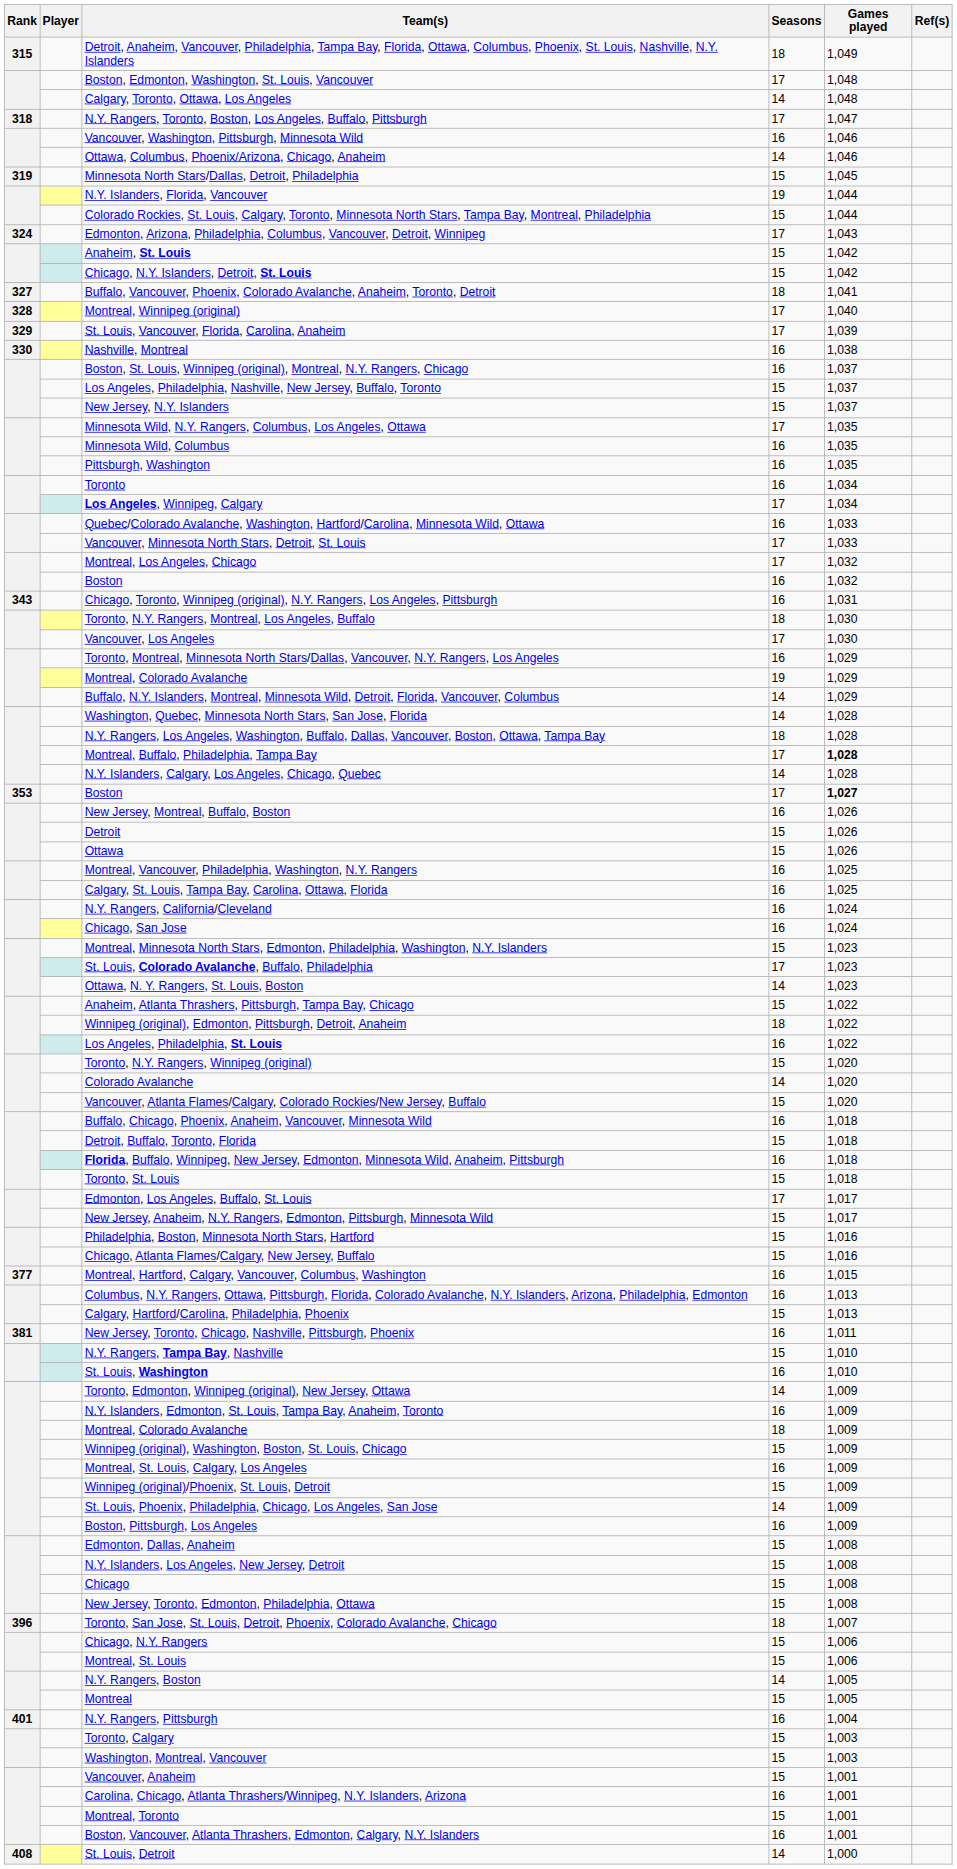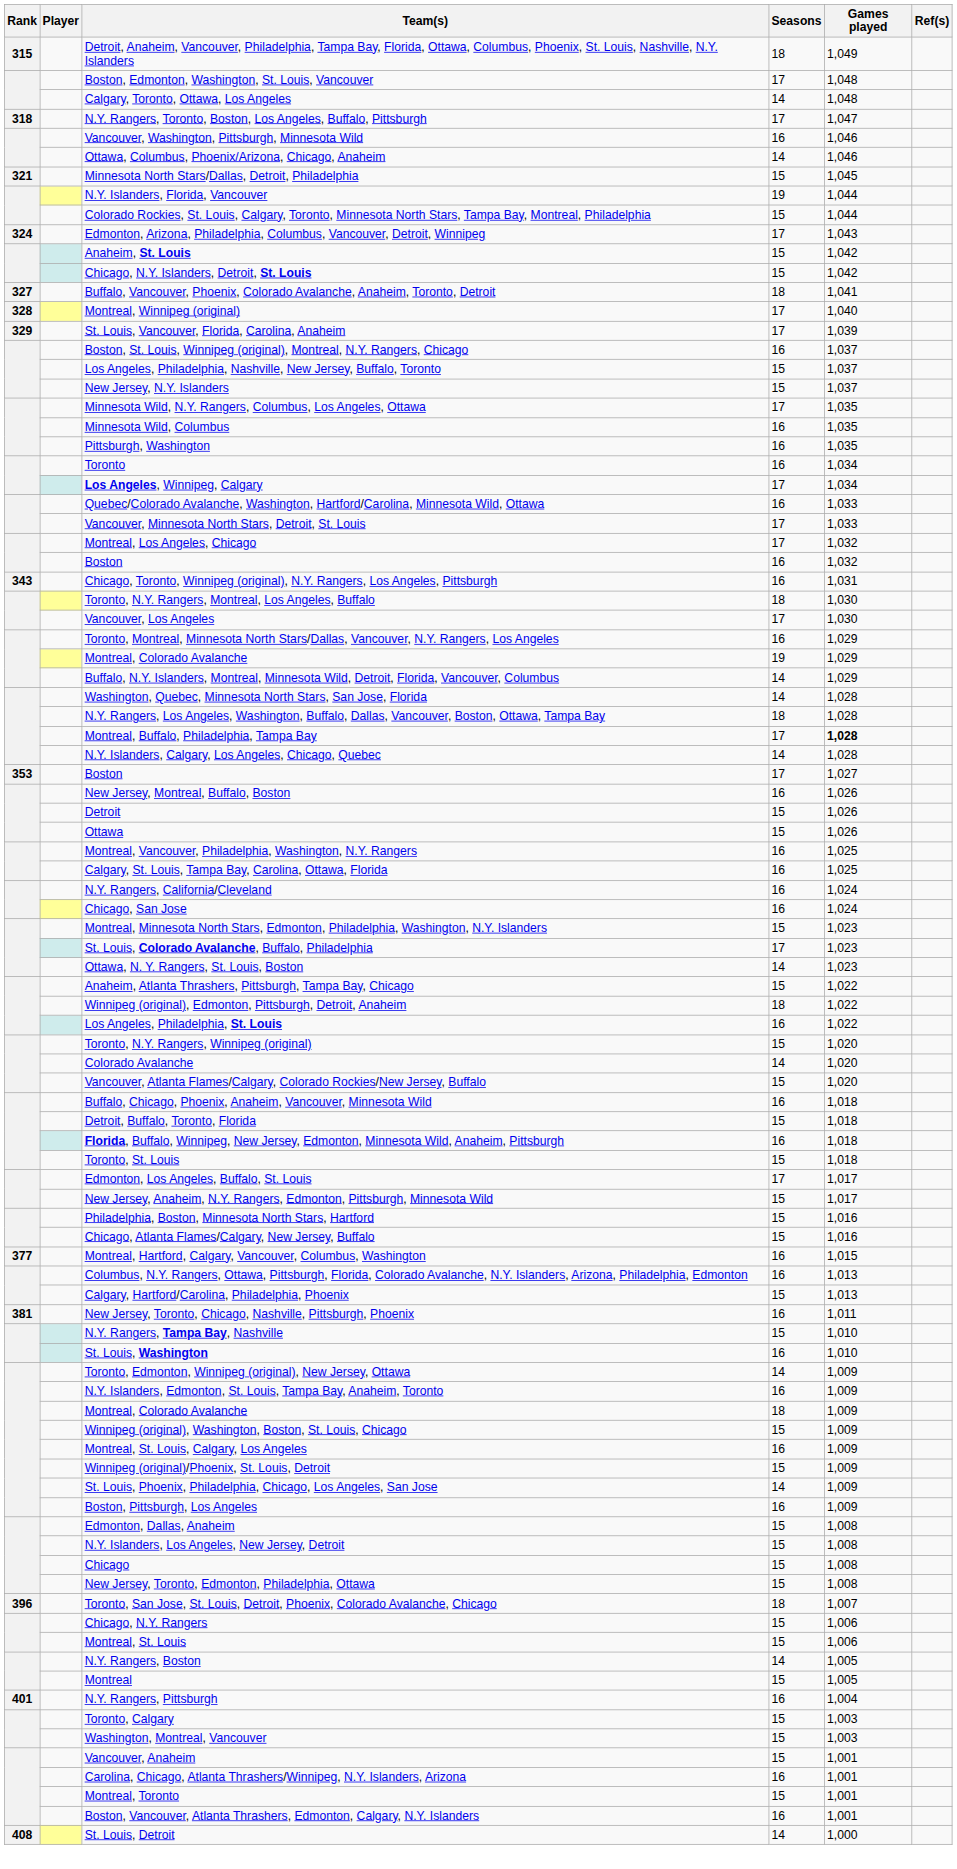(22, 176) 319 -> (22, 176) 321
- row: (136, 350)
(842, 793) bold -> (842, 774) normal
